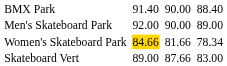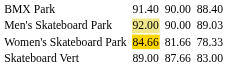(146, 25) no background -> (146, 25) khaki background
(210, 25) 89.00 -> (210, 25) 89.03
(210, 42) 78.34 -> (210, 42) 78.33
